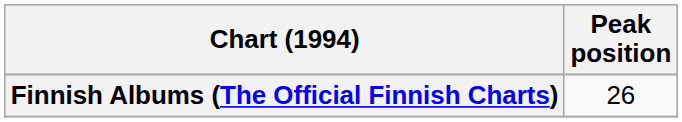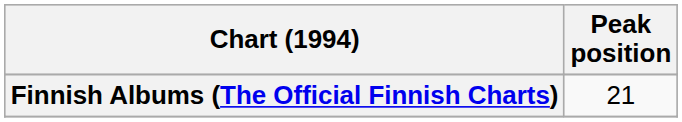(621, 95) 26 -> (621, 95) 21
